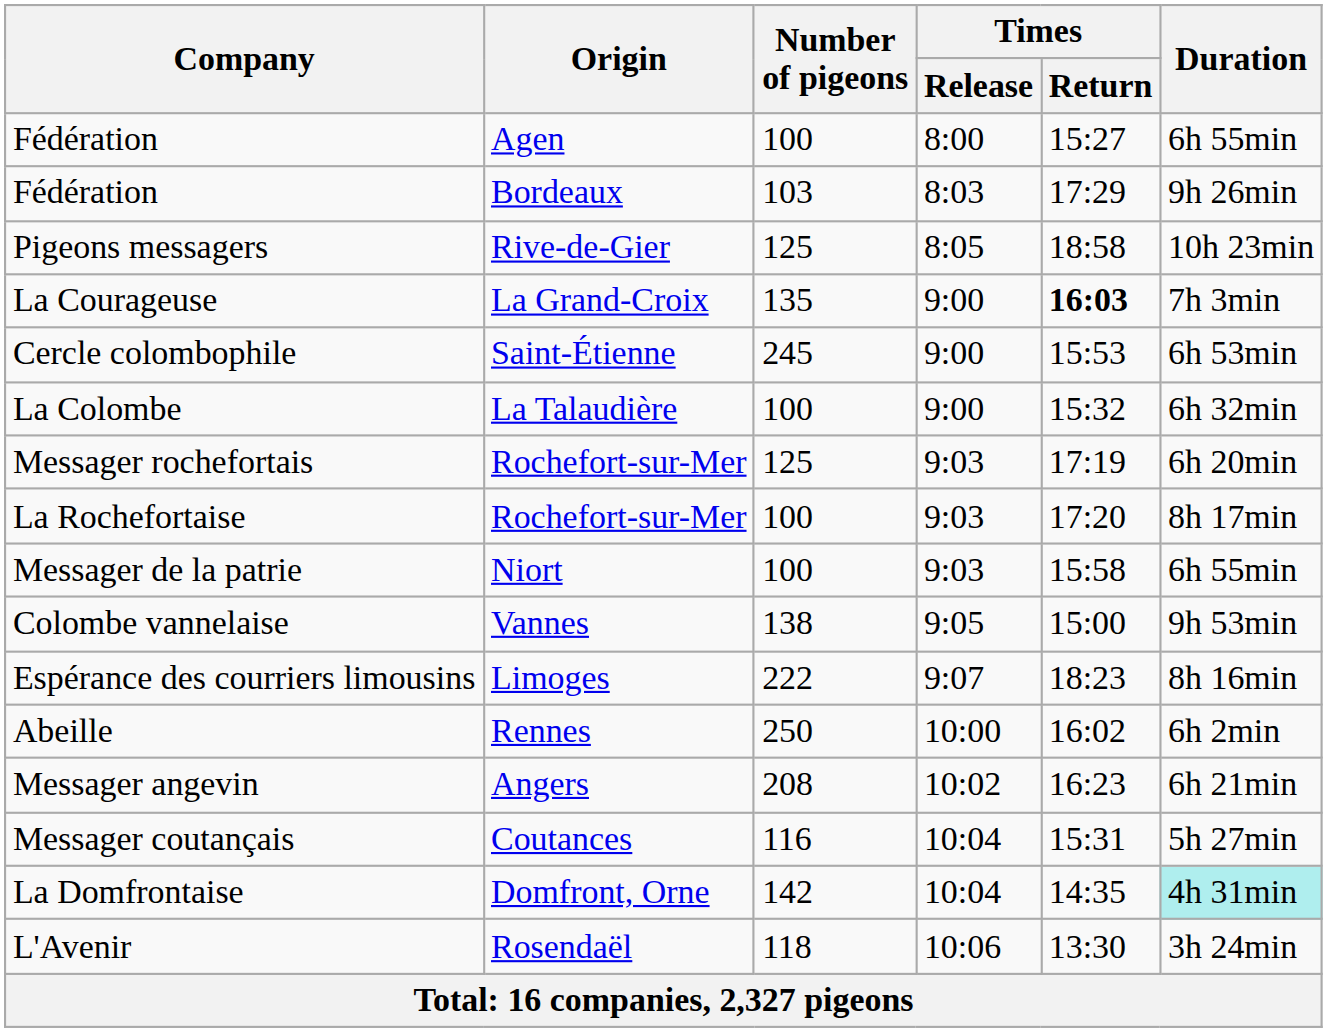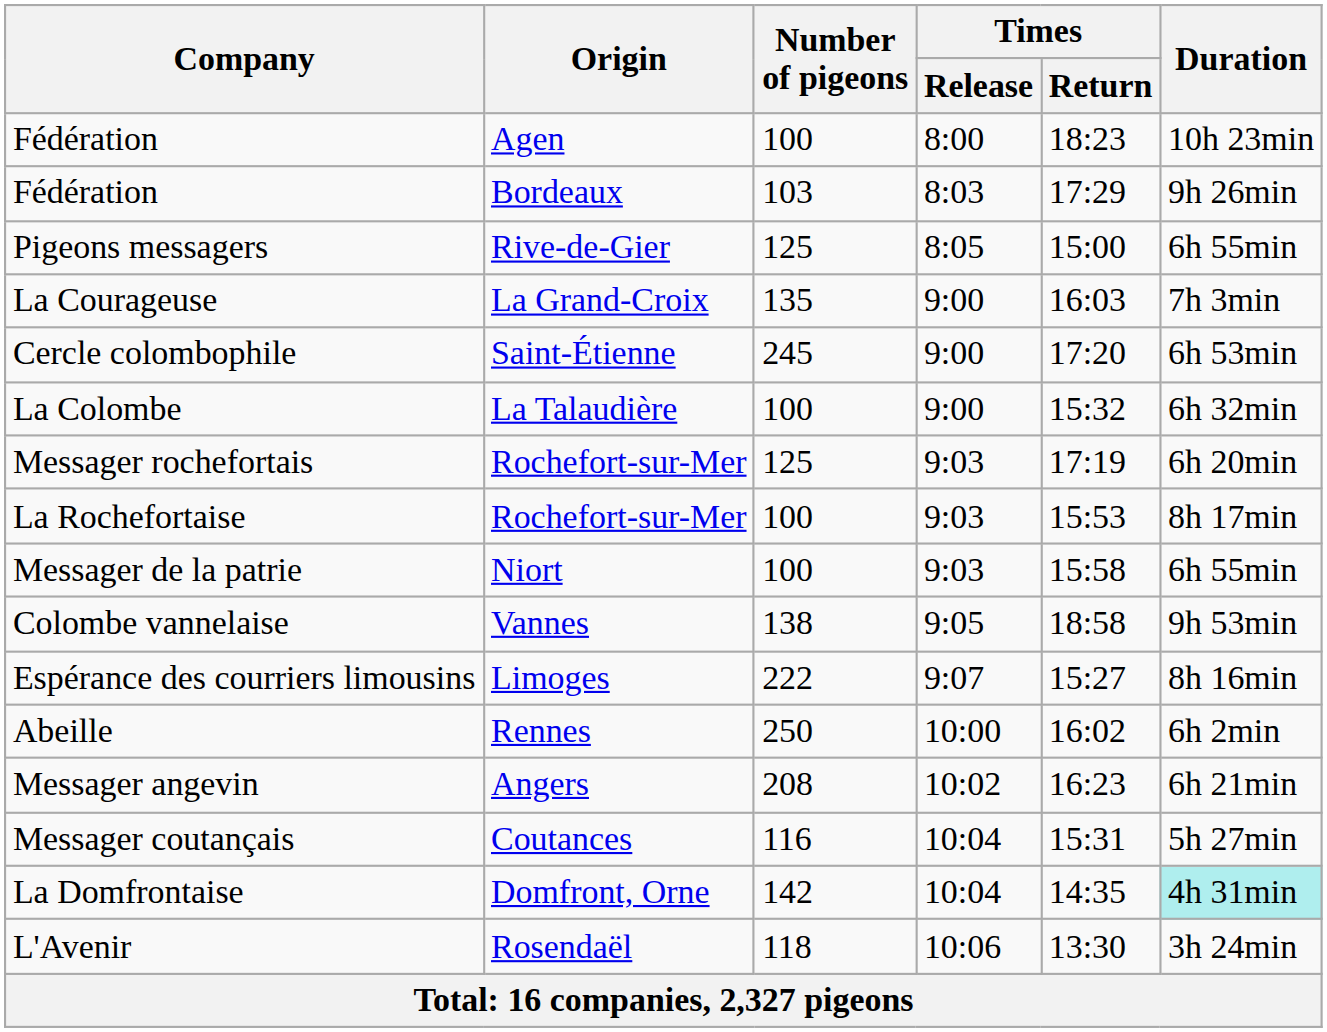(1087, 138) 15:27 -> (1087, 138) 18:23
(1233, 138) 6h 55min -> (1241, 138) 10h 23min
(1087, 246) 18:58 -> (1087, 246) 15:00
(1241, 246) 10h 23min -> (1233, 246) 6h 55min
(1088, 300) bold -> (1087, 300) normal
(1087, 354) 15:53 -> (1087, 354) 17:20
(1087, 515) 17:20 -> (1087, 515) 15:53
(1087, 623) 15:00 -> (1087, 623) 18:58
(1087, 676) 18:23 -> (1087, 676) 15:27
